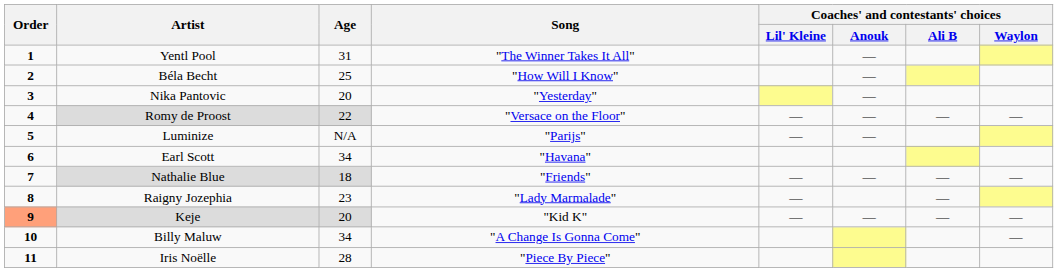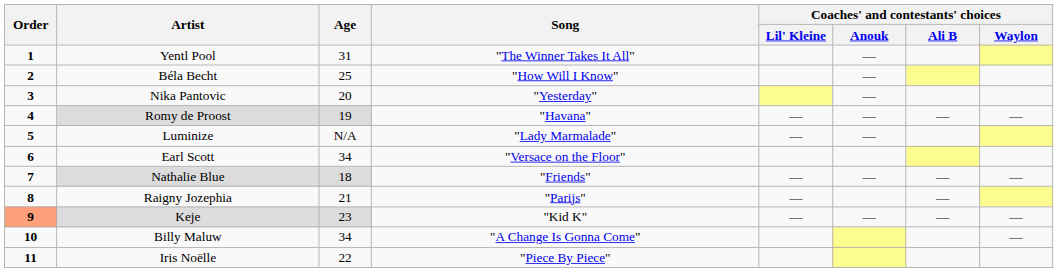(345, 116) 22 -> (345, 116) 19
(565, 116) "Versace on the Floor" -> (565, 116) "Havana"
(565, 136) "Parijs" -> (565, 136) "Lady Marmalade"
(565, 156) "Havana" -> (565, 156) "Versace on the Floor"
(345, 197) 23 -> (345, 197) 21
(565, 197) "Lady Marmalade" -> (565, 197) "Parijs"
(345, 217) 20 -> (345, 217) 23
(345, 257) 28 -> (345, 257) 22
